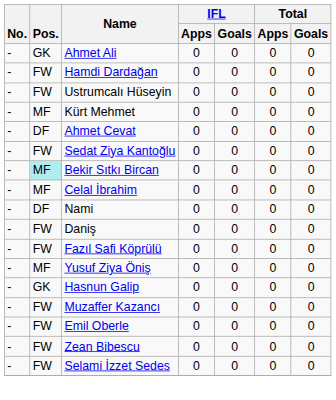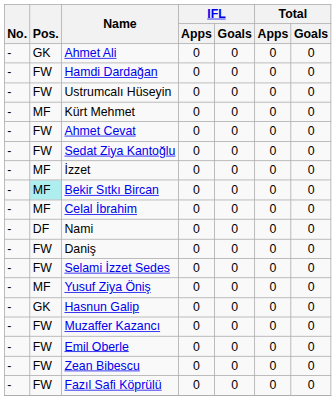(41, 131) DF -> (42, 131) FW
+ row: (77, 170)
rows swapped: (113, 248) <-> (117, 365)
